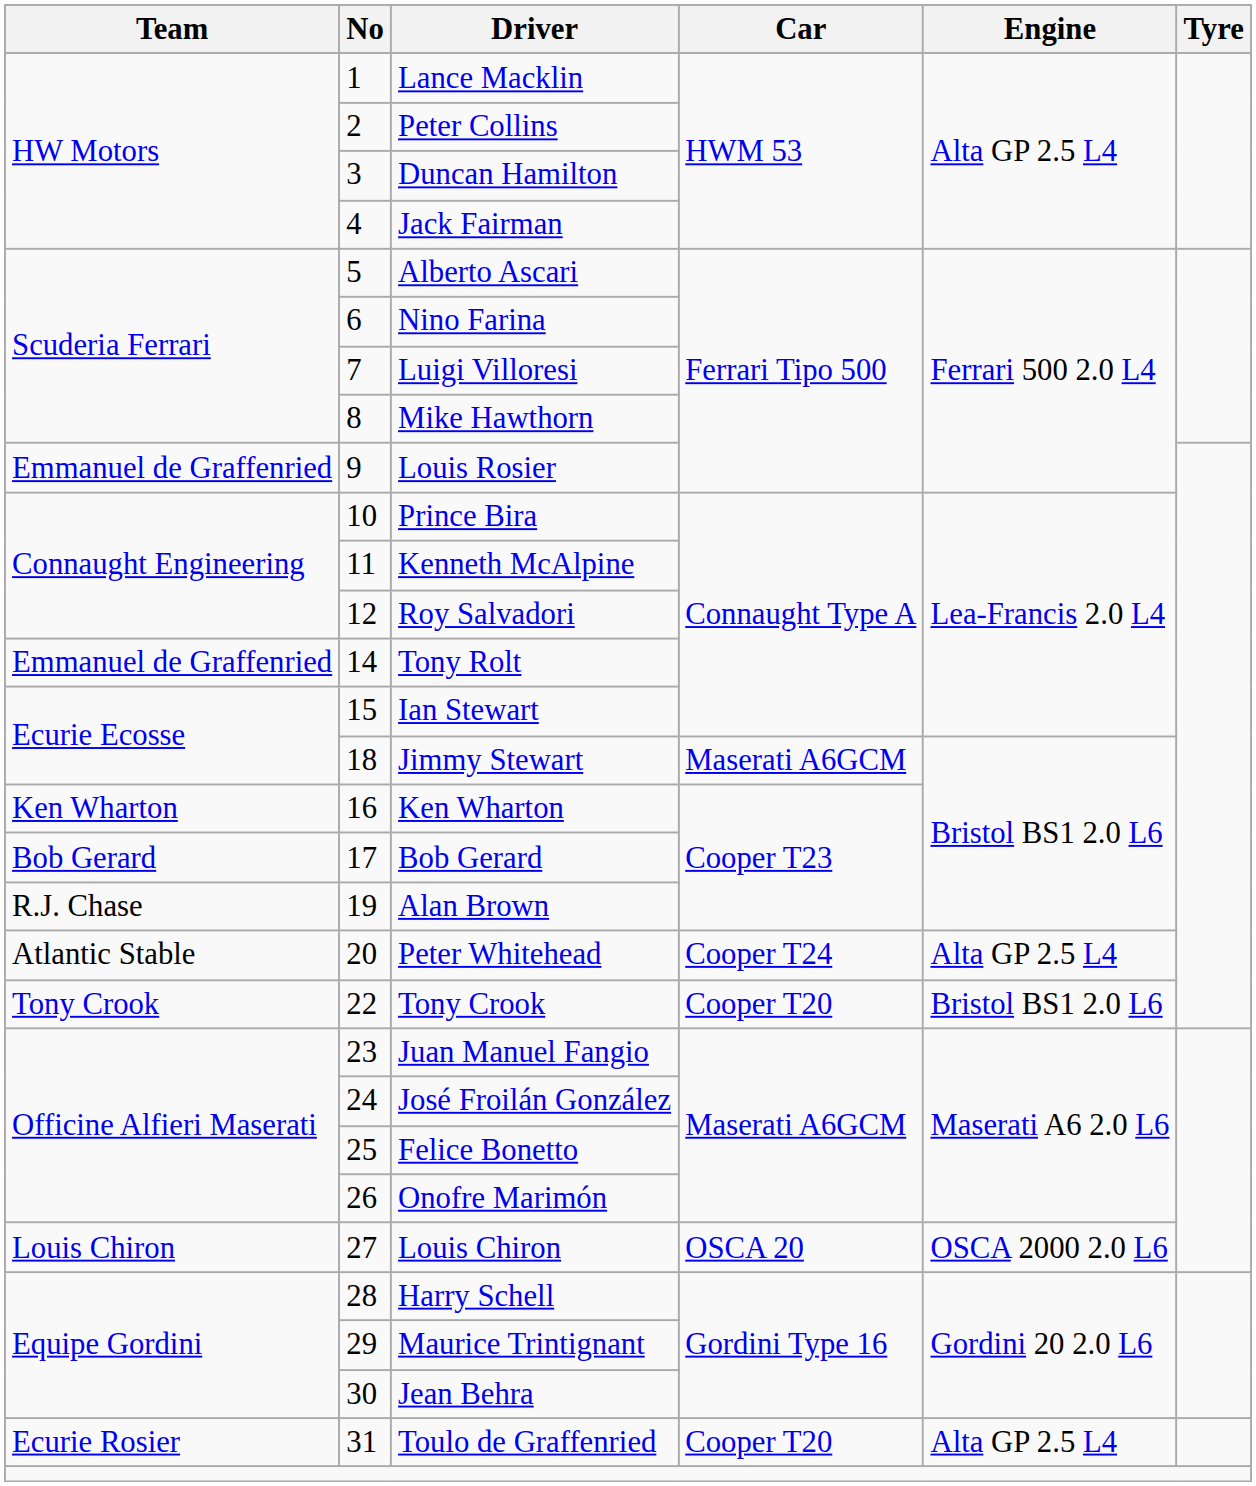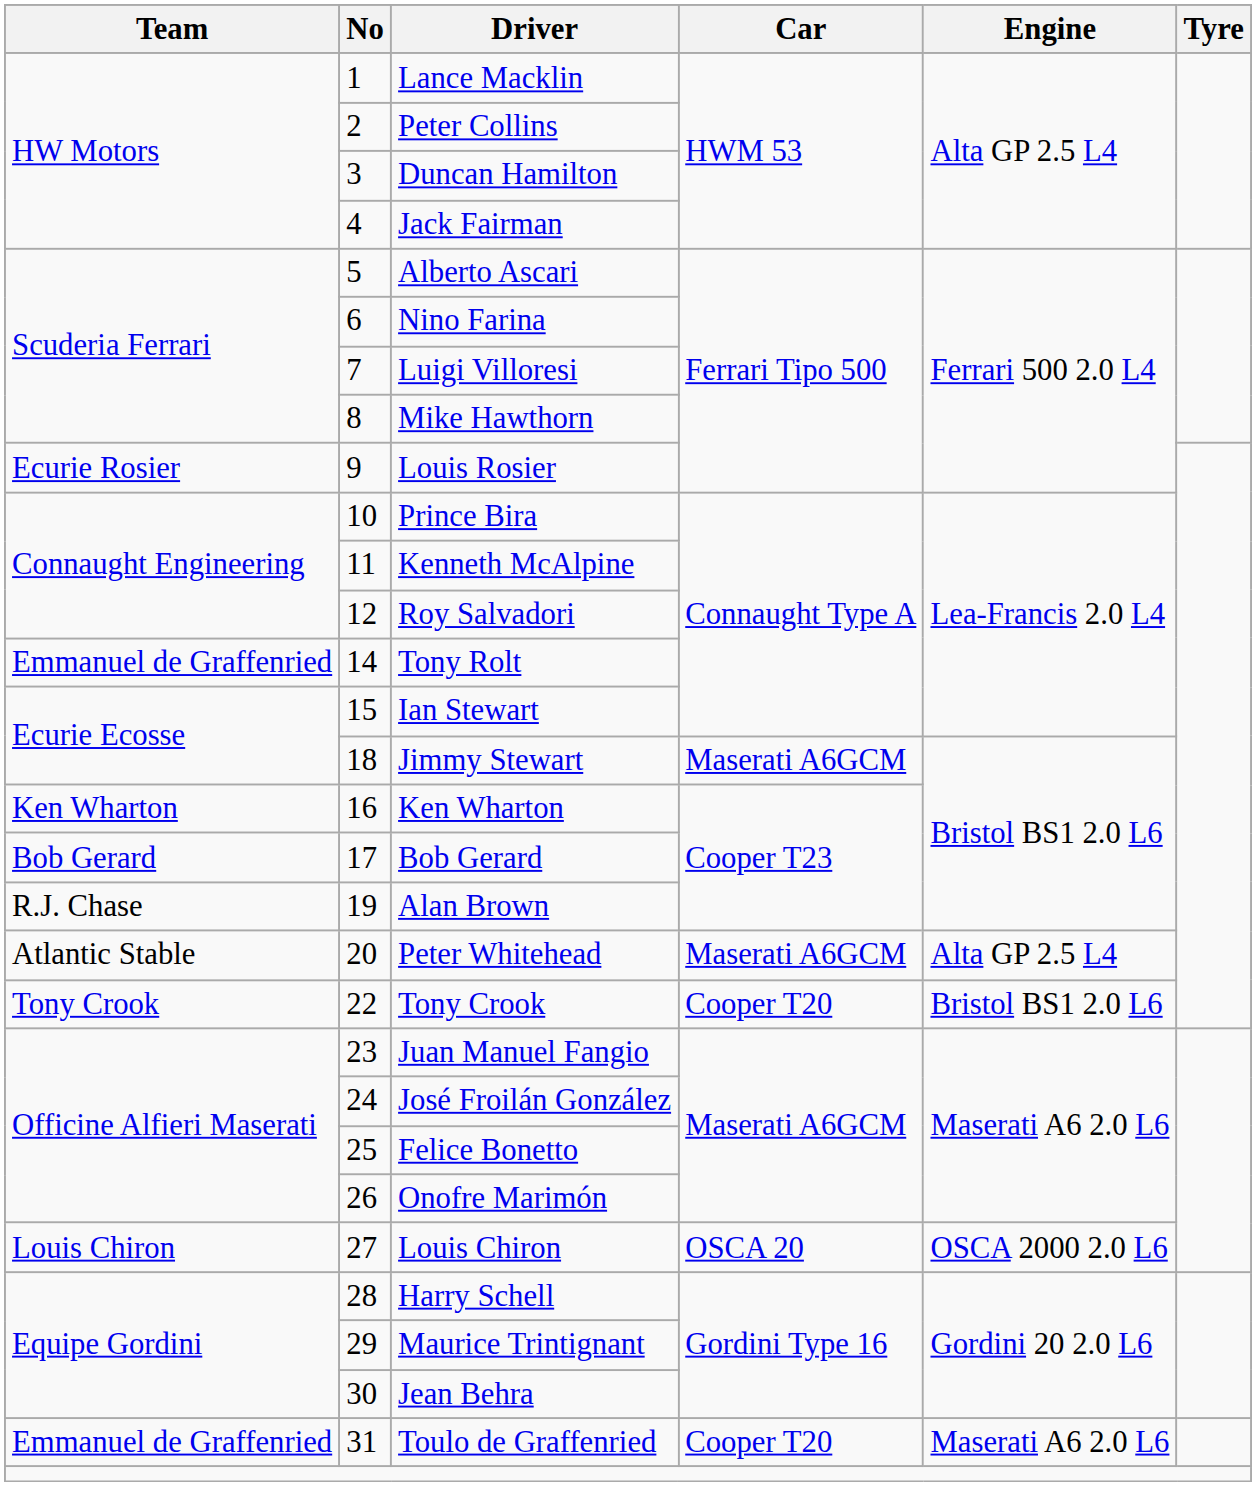(172, 467) Emmanuel de Graffenried -> (96, 467) Ecurie Rosier
(759, 954) Cooper T24 -> (796, 954) Maserati A6GCM
(96, 1441) Ecurie Rosier -> (172, 1441) Emmanuel de Graffenried
(1024, 1441) Alta GP 2.5 L4 -> (1050, 1441) Maserati A6 2.0 L6
